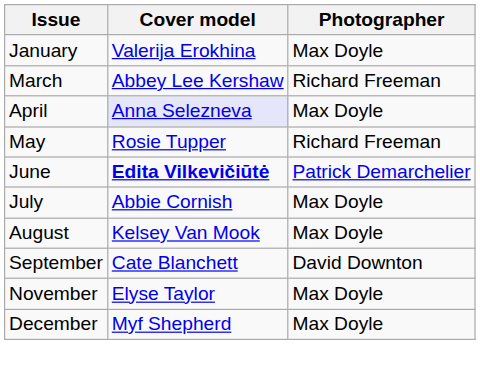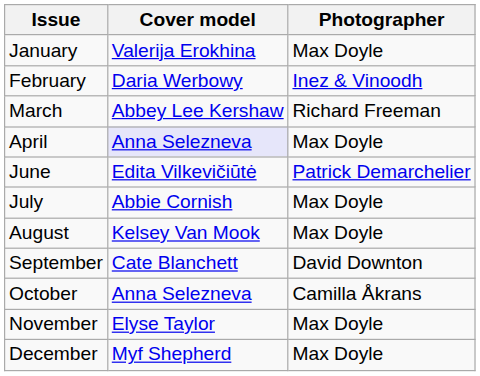+ row: (47, 80)
- row: (27, 141)
(191, 171) bold -> (184, 171) normal
+ row: (43, 293)
